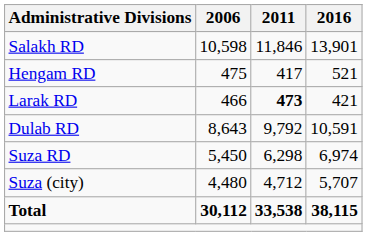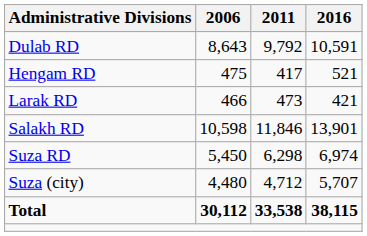rows swapped: (44, 127) <-> (46, 45)
(289, 100) bold -> (289, 100) normal
